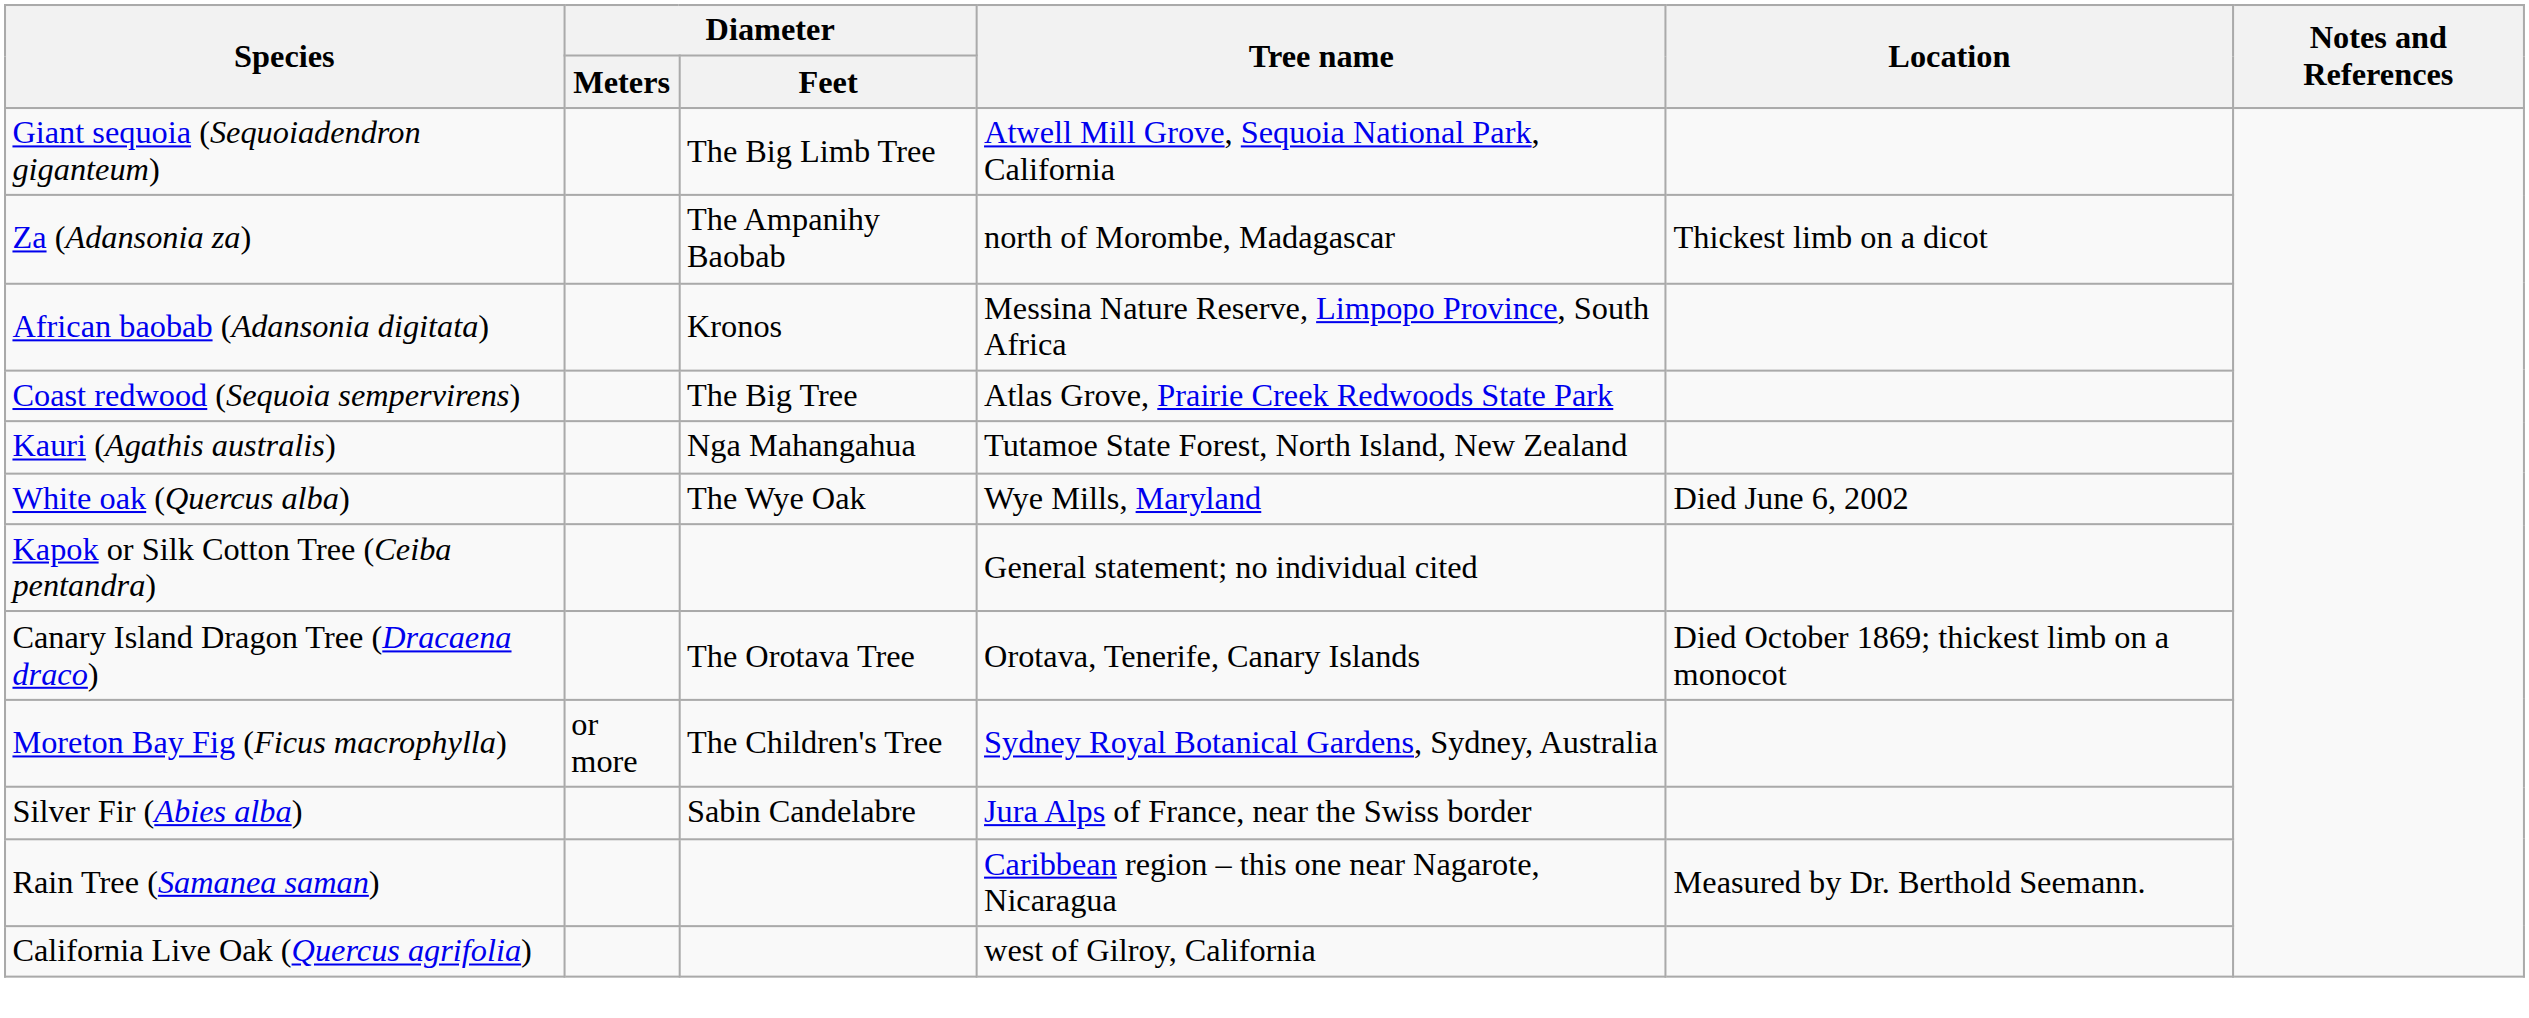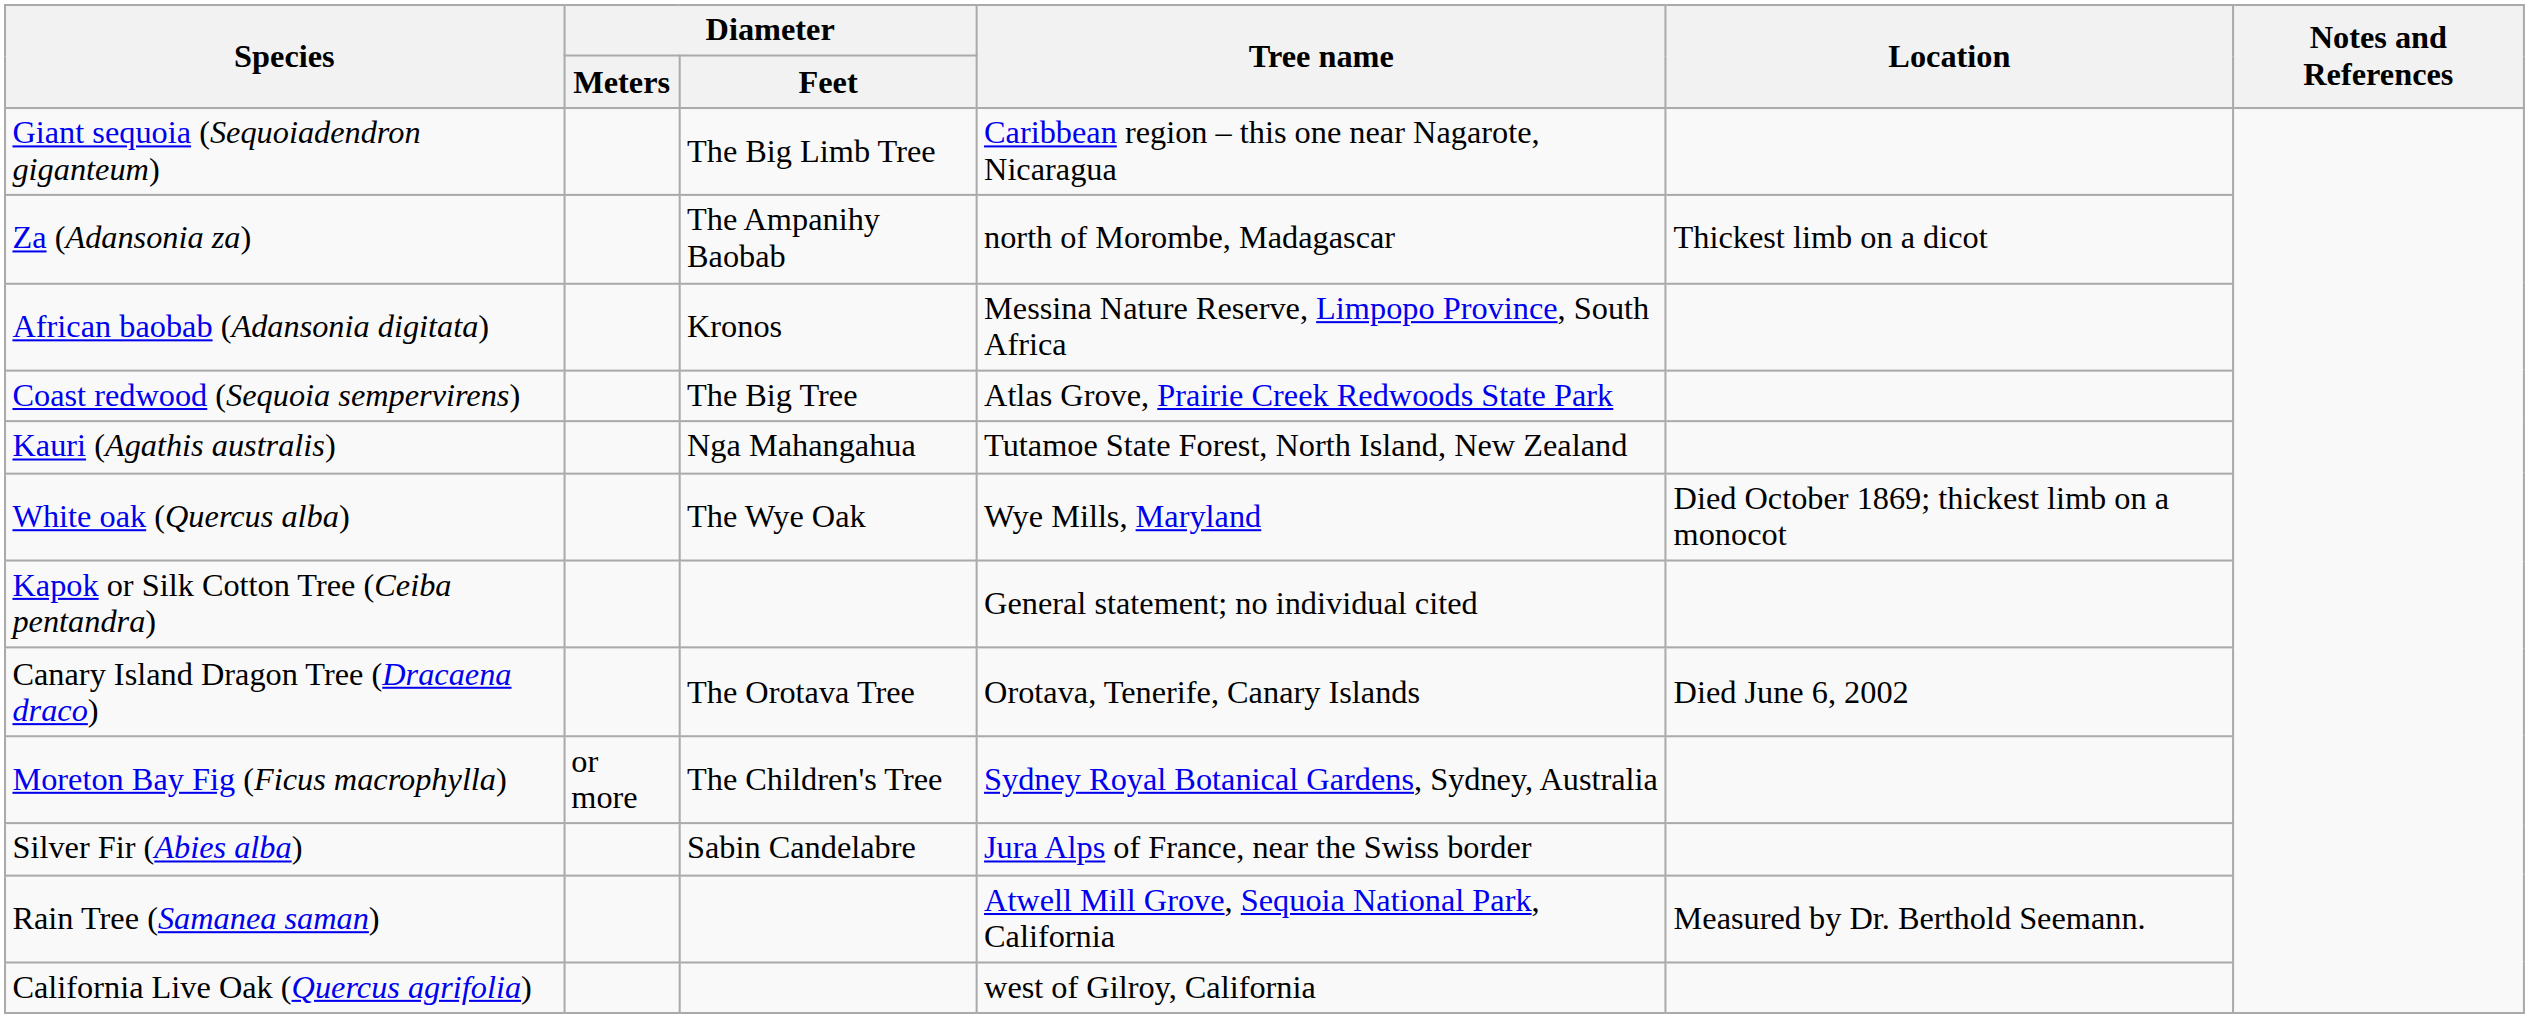(1262, 150) Atwell Mill Grove, Sequoia National Park, California -> (1262, 150) Caribbean region – this one near Nagarote, Nicaragua
(1791, 498) Died June 6, 2002 -> (1921, 516) Died October 1869; thickest limb on a monocot
(1921, 655) Died October 1869; thickest limb on a monocot -> (1791, 691) Died June 6, 2002
(1262, 881) Caribbean region – this one near Nagarote, Nicaragua -> (1262, 917) Atwell Mill Grove, Sequoia National Park, California
